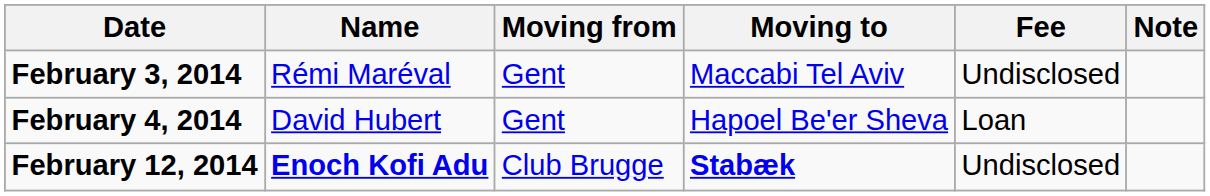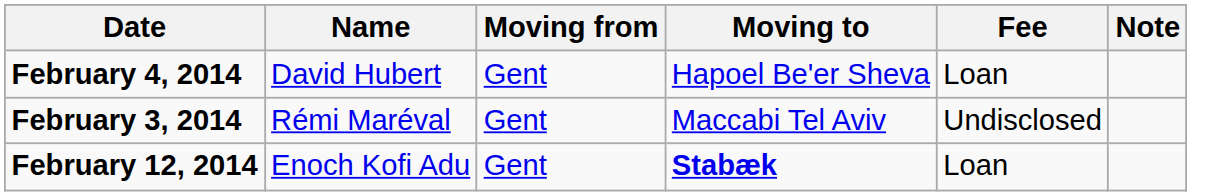rows swapped: (127, 73) <-> (127, 119)
(380, 166) bold -> (371, 166) normal
(583, 166) Club Brugge -> (515, 166) Gent
(1041, 166) Undisclosed -> (976, 166) Loan
